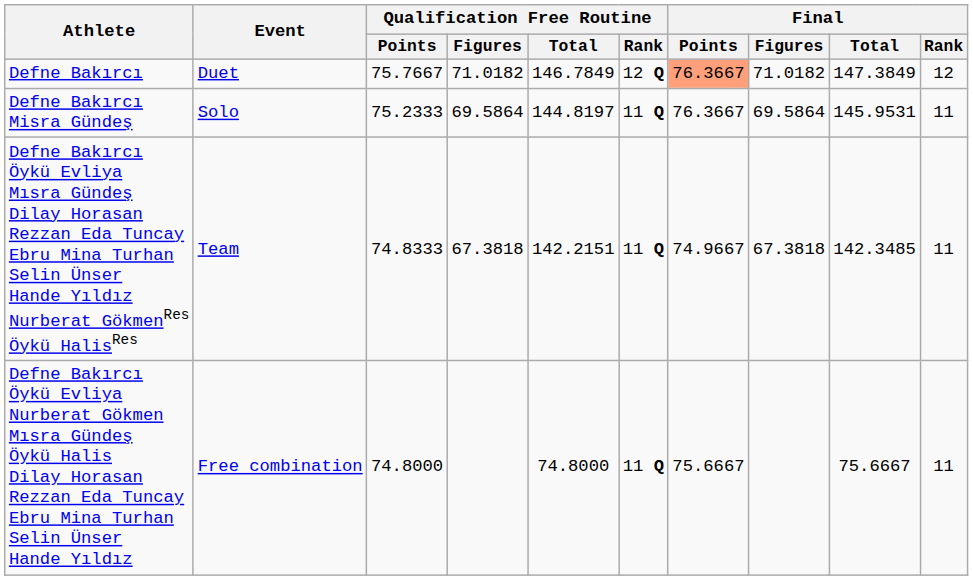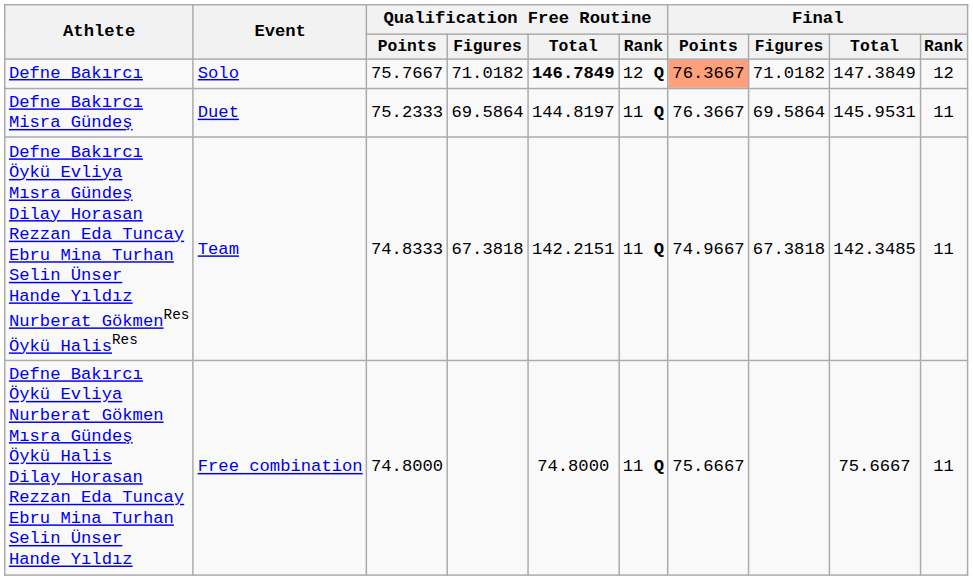(218, 73) Duet -> (218, 73) Solo
(573, 73) normal -> (573, 73) bold
(218, 113) Solo -> (218, 113) Duet
